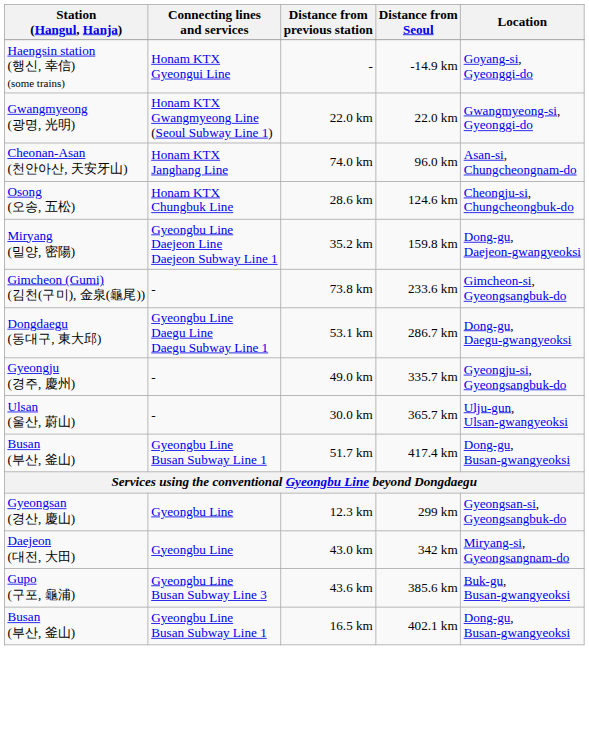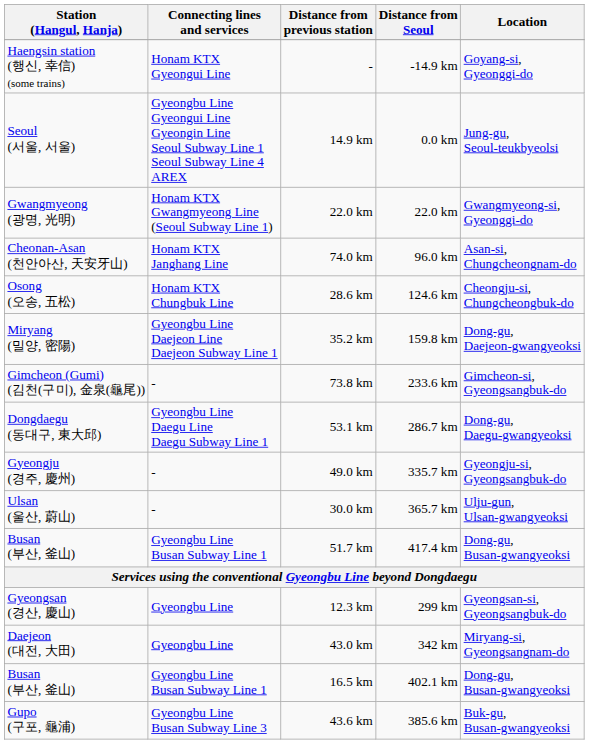+ row: (351, 140)
rows swapped: (351, 587) <-> (351, 625)
